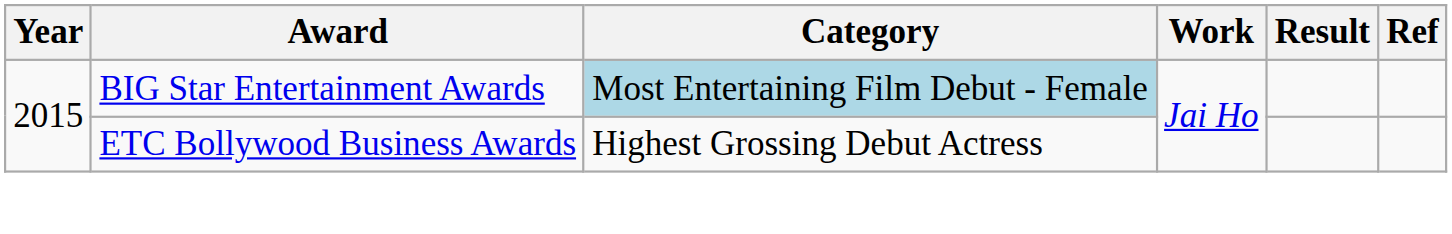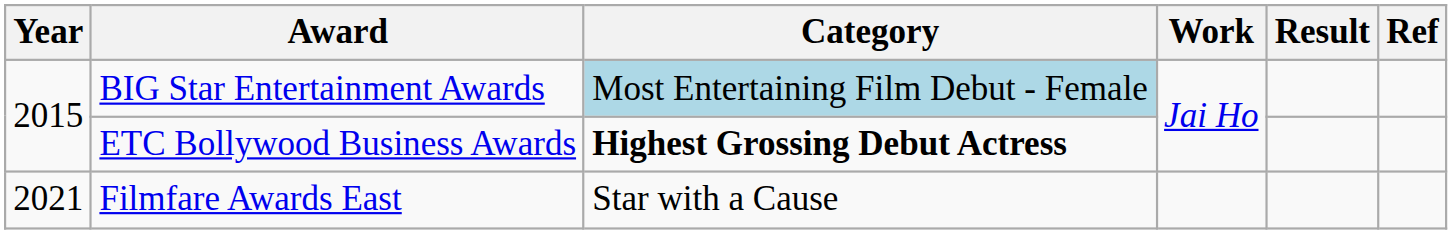(818, 143) normal -> (830, 143) bold
+ row: (251, 198)
